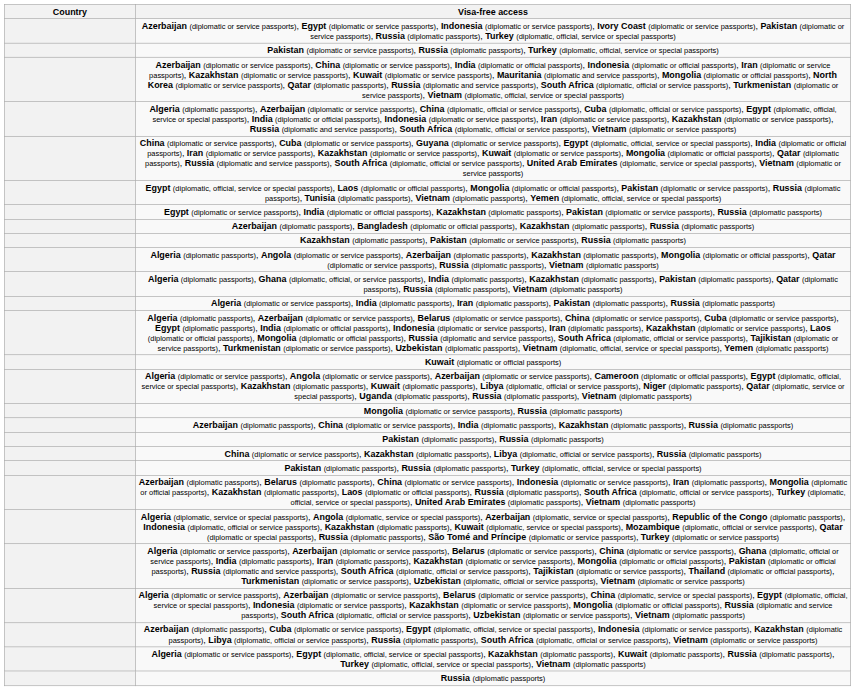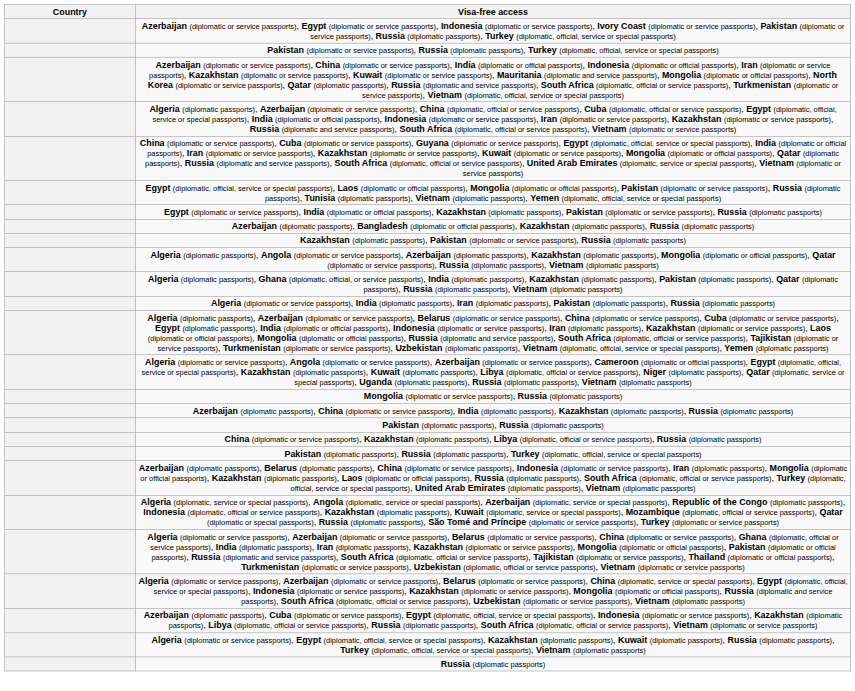- row: (493, 362)
